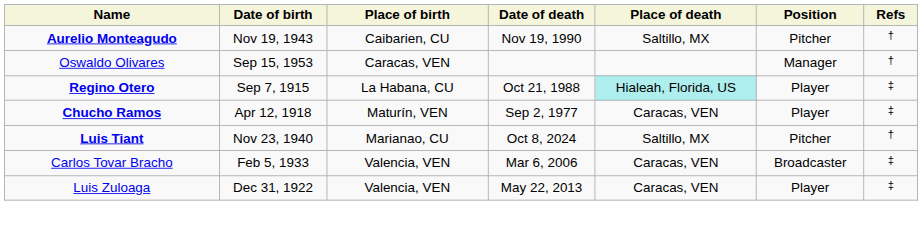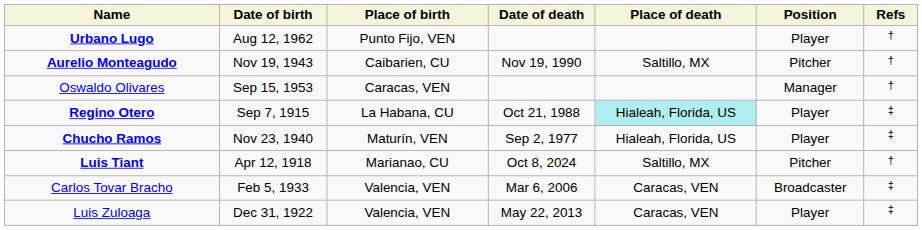+ row: (112, 38)
(273, 113) Apr 12, 1918 -> (273, 138) Nov 23, 1940
(676, 113) Caracas, VEN -> (676, 138) Hialeah, Florida, US
(273, 138) Nov 23, 1940 -> (273, 163) Apr 12, 1918
